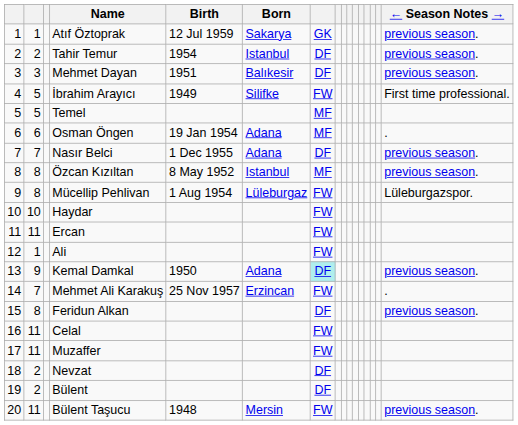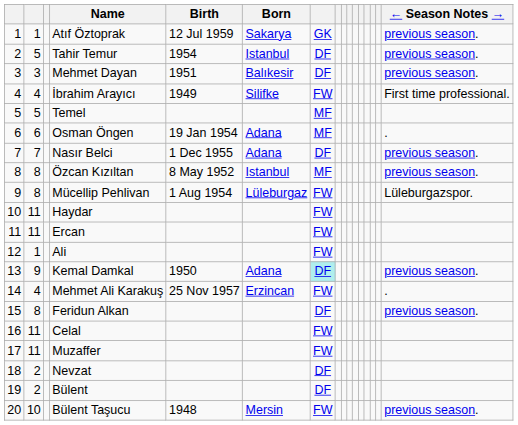(37, 53) 2 -> (37, 53) 5
(37, 93) 5 -> (37, 93) 4
(34, 212) 10 -> (34, 212) 11
(37, 291) 7 -> (37, 291) 4
(34, 410) 11 -> (34, 410) 10
